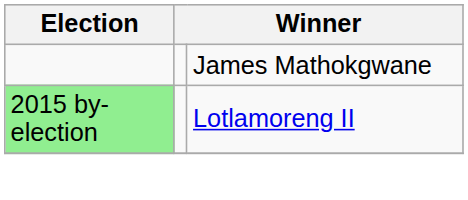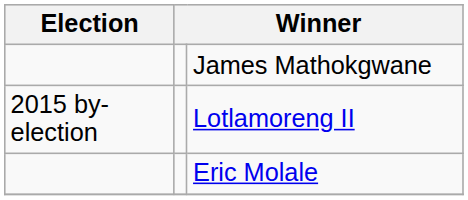(60, 118) lightgreen background -> (60, 118) no background
+ row: (256, 173)
